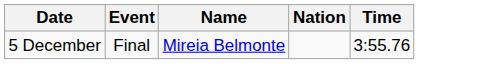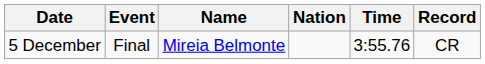+ column: (447, 17)
